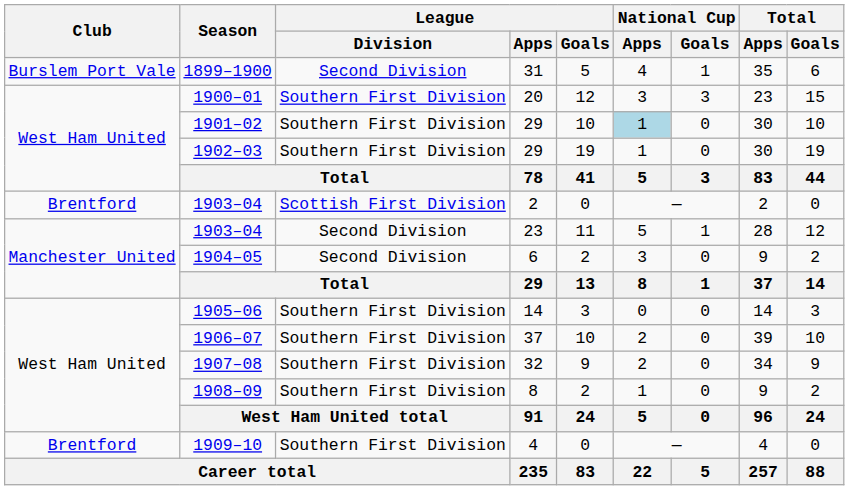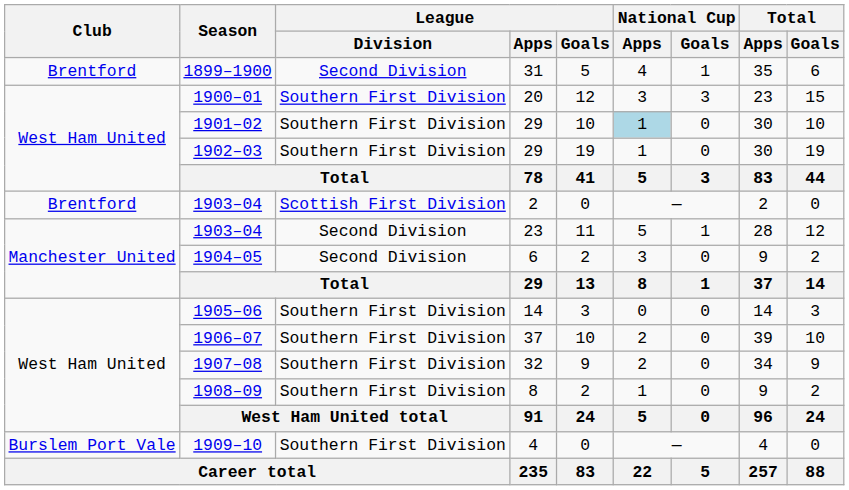(92, 71) Burslem Port Vale -> (92, 71) Brentford
(92, 445) Brentford -> (92, 445) Burslem Port Vale
